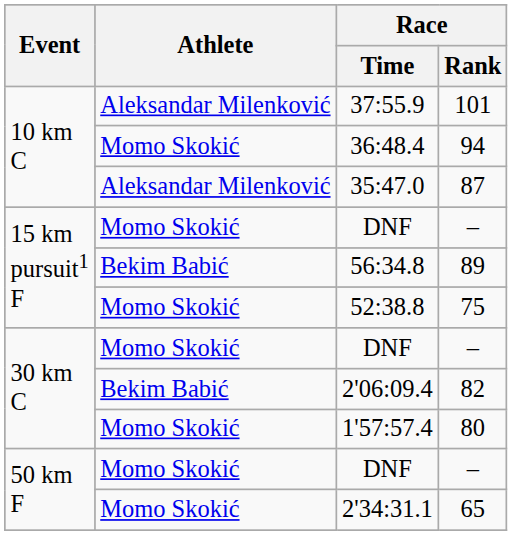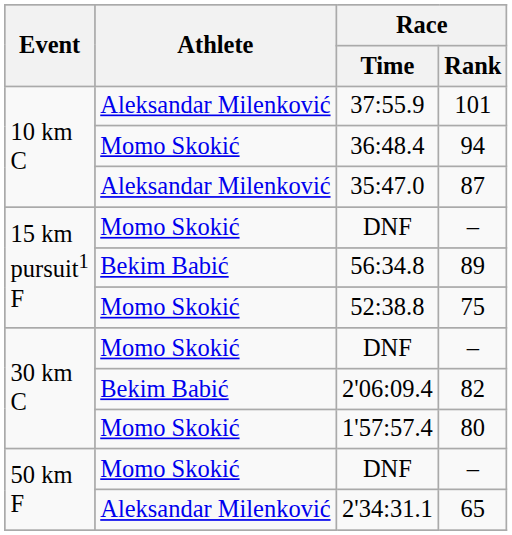(170, 509) Momo Skokić -> (215, 509) Aleksandar Milenković
